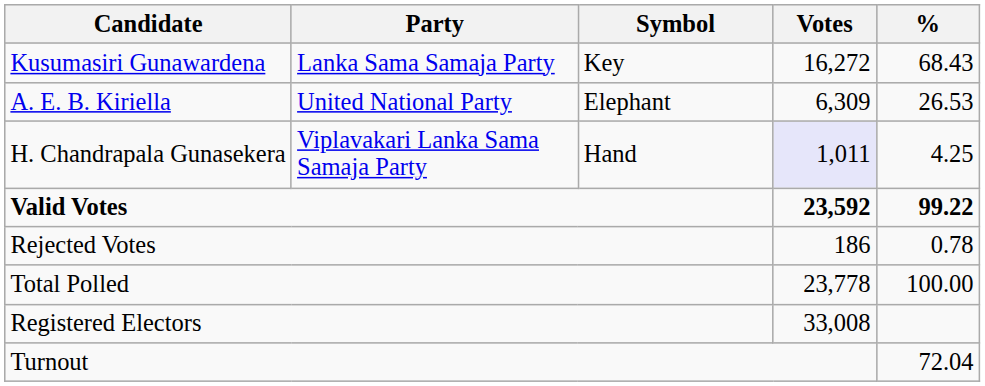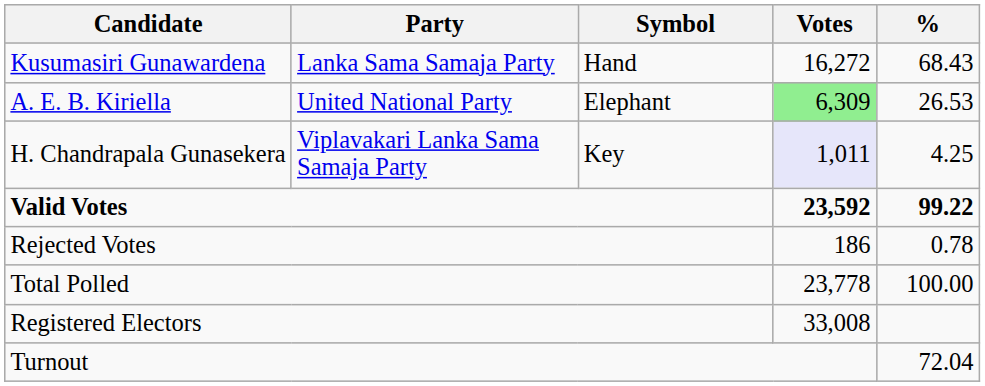(604, 62) Key -> (610, 62) Hand
(843, 101) no background -> (843, 101) lightgreen background
(610, 154) Hand -> (604, 154) Key
